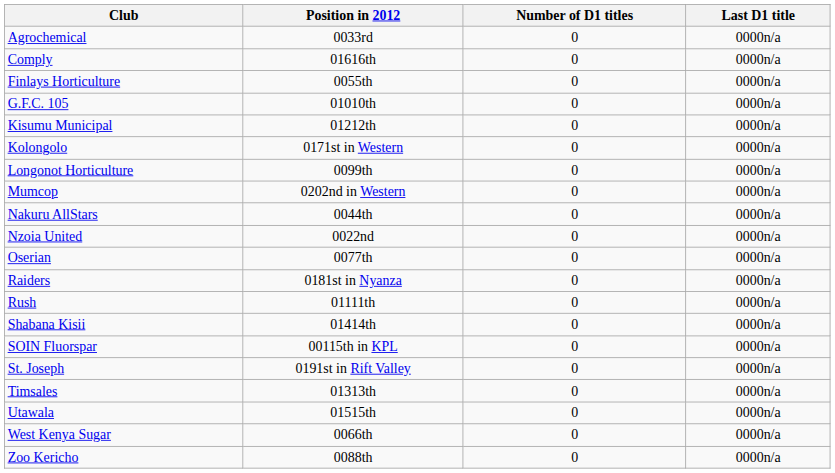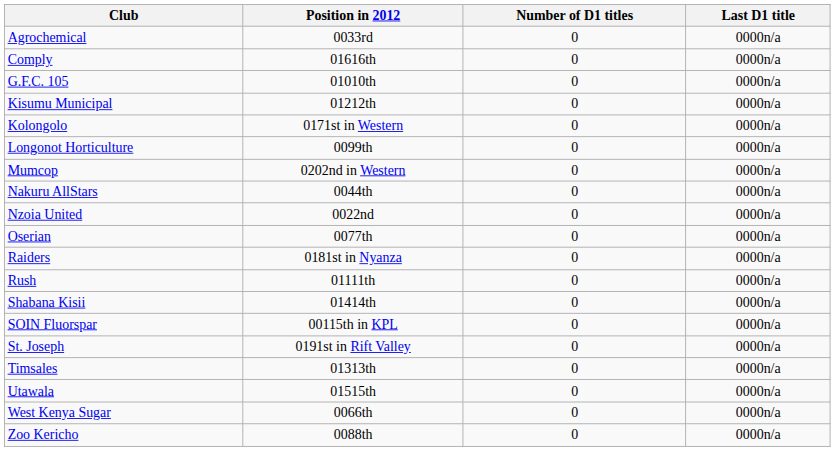- row: (64, 81)
